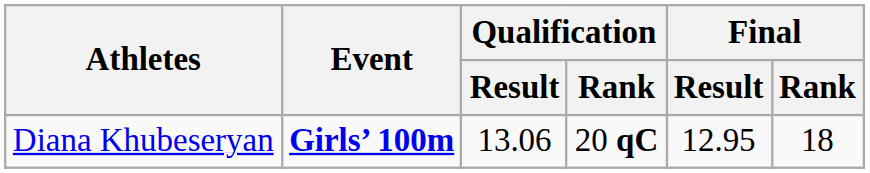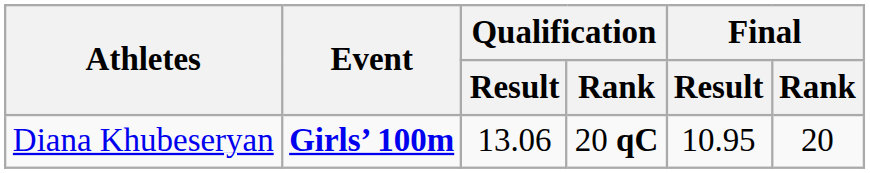(719, 140) 12.95 -> (719, 140) 10.95
(817, 140) 18 -> (817, 140) 20
